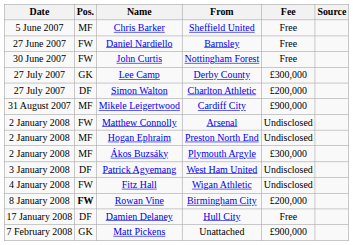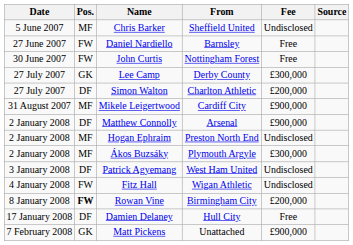(288, 28) Free -> (288, 28) Undisclosed
(85, 122) FW -> (85, 122) DF
(288, 122) Undisclosed -> (288, 122) £900,000
